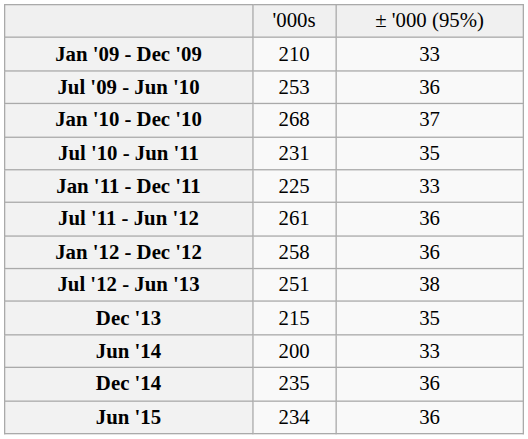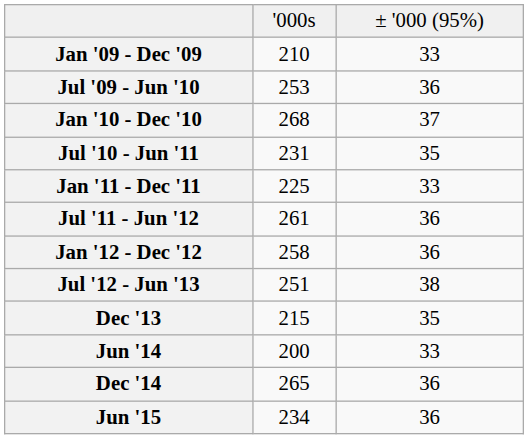(294, 383) 235 -> (294, 383) 265
